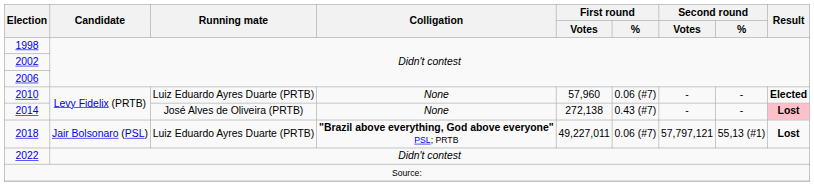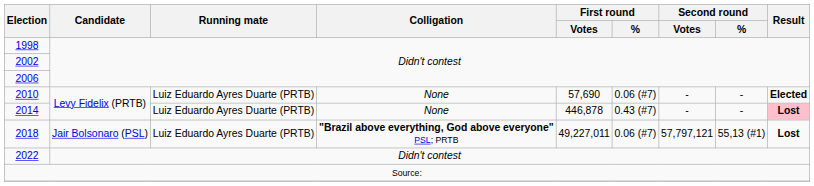(584, 95) 57,960 -> (584, 95) 57,690
(233, 111) José Alves de Oliveira (PRTB) -> (233, 111) Luiz Eduardo Ayres Duarte (PRTB)
(584, 111) 272,138 -> (584, 111) 446,878
